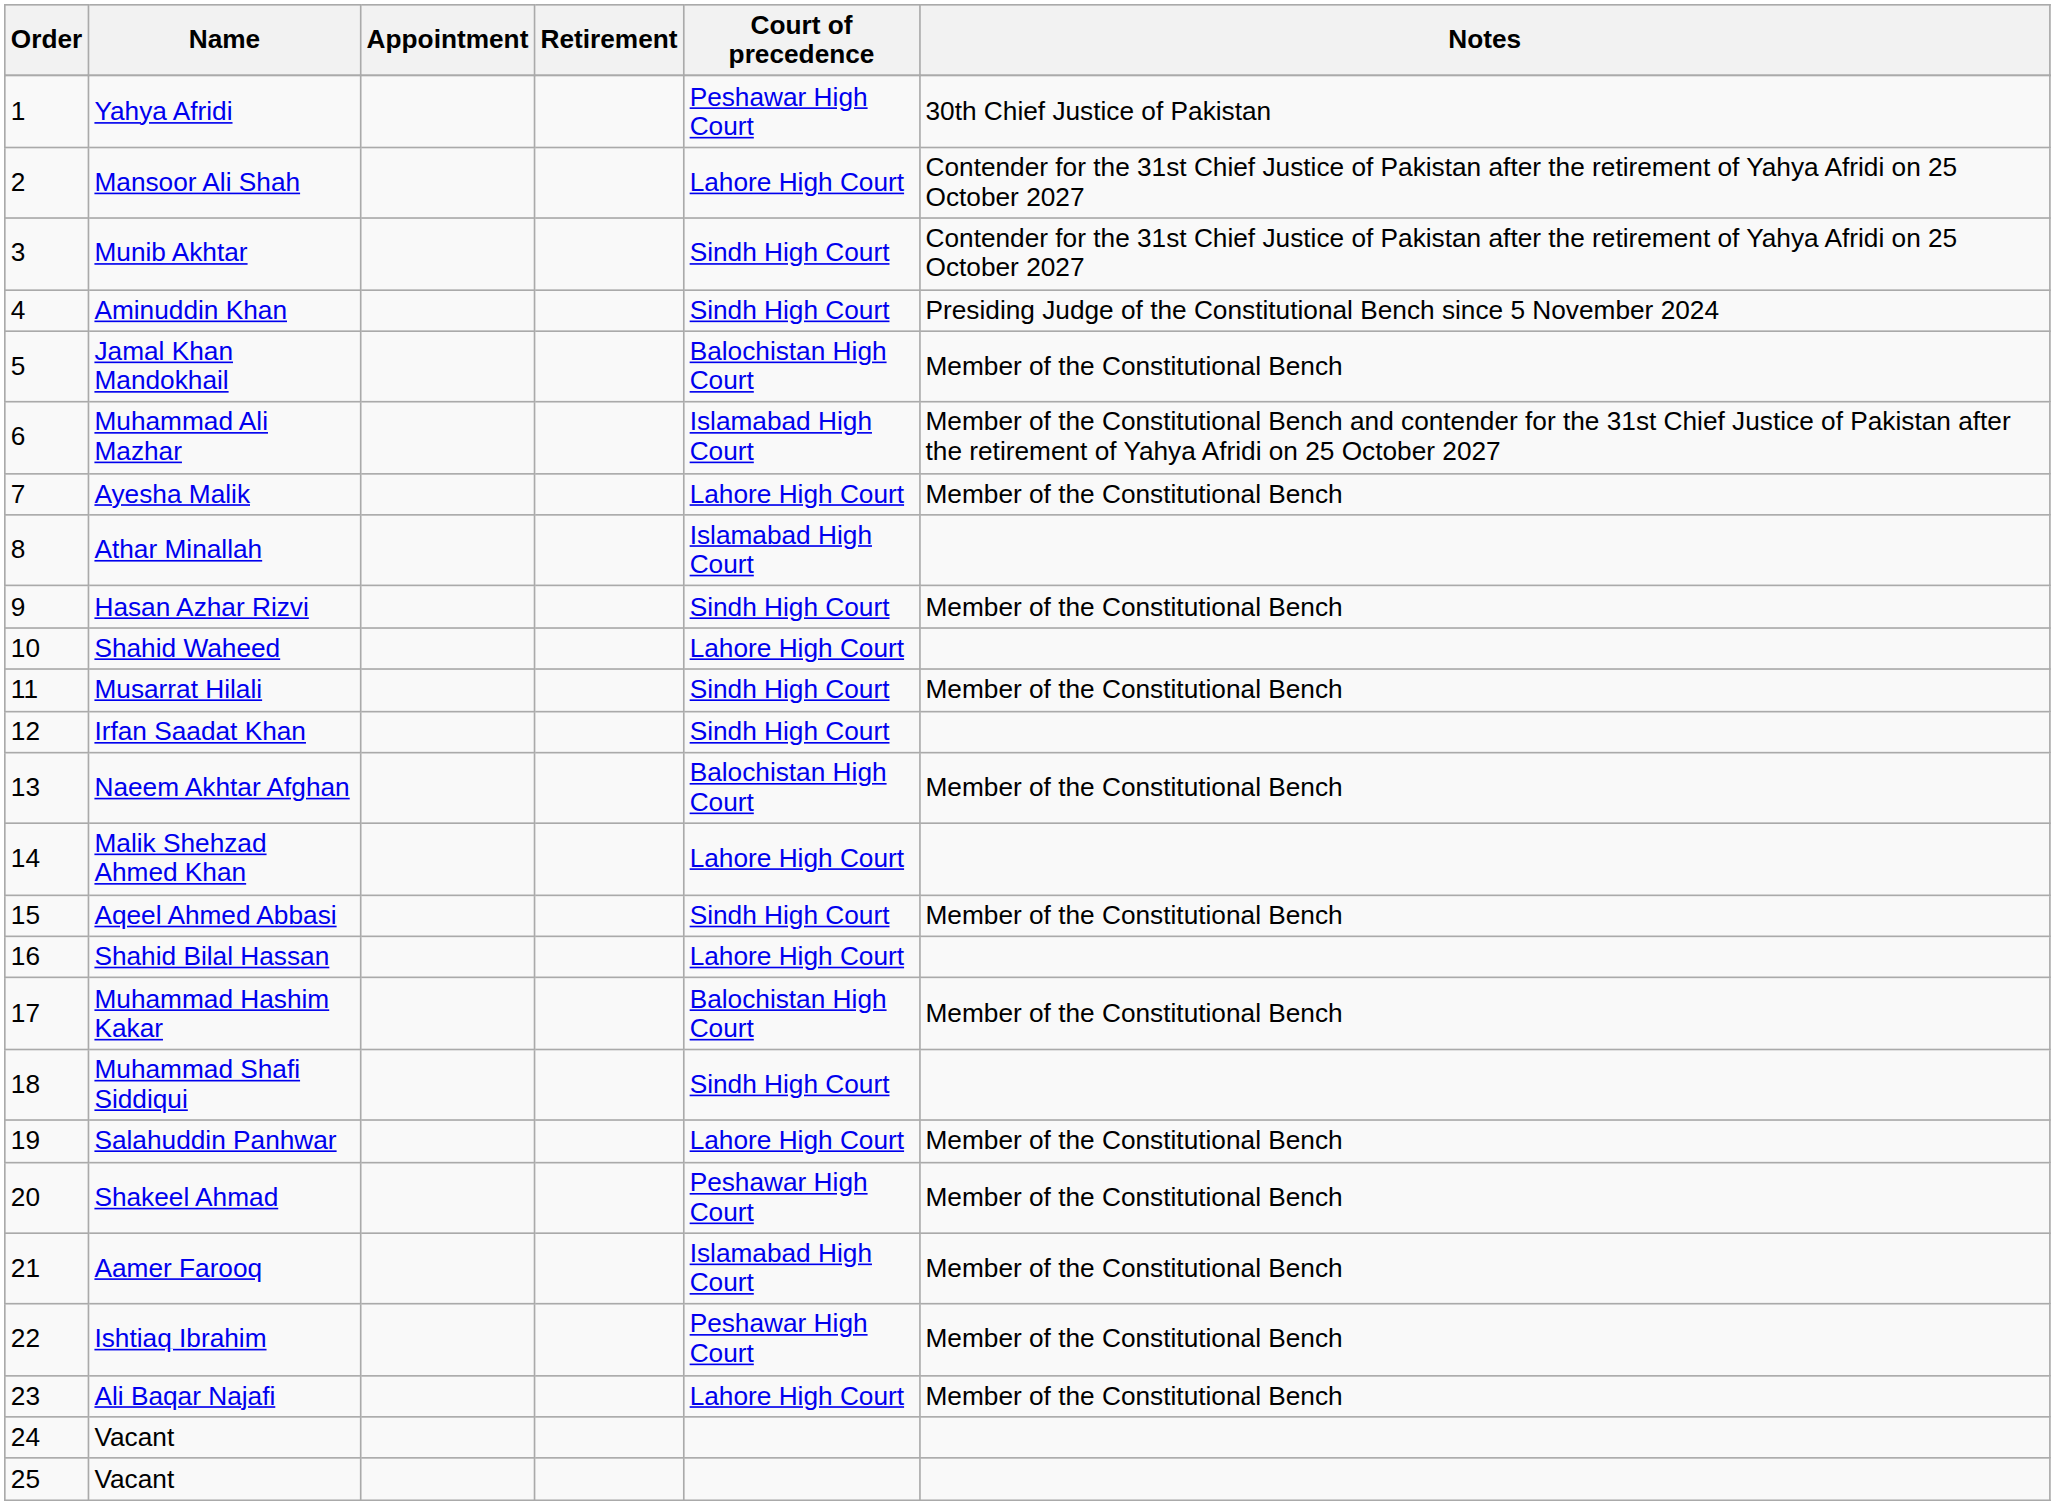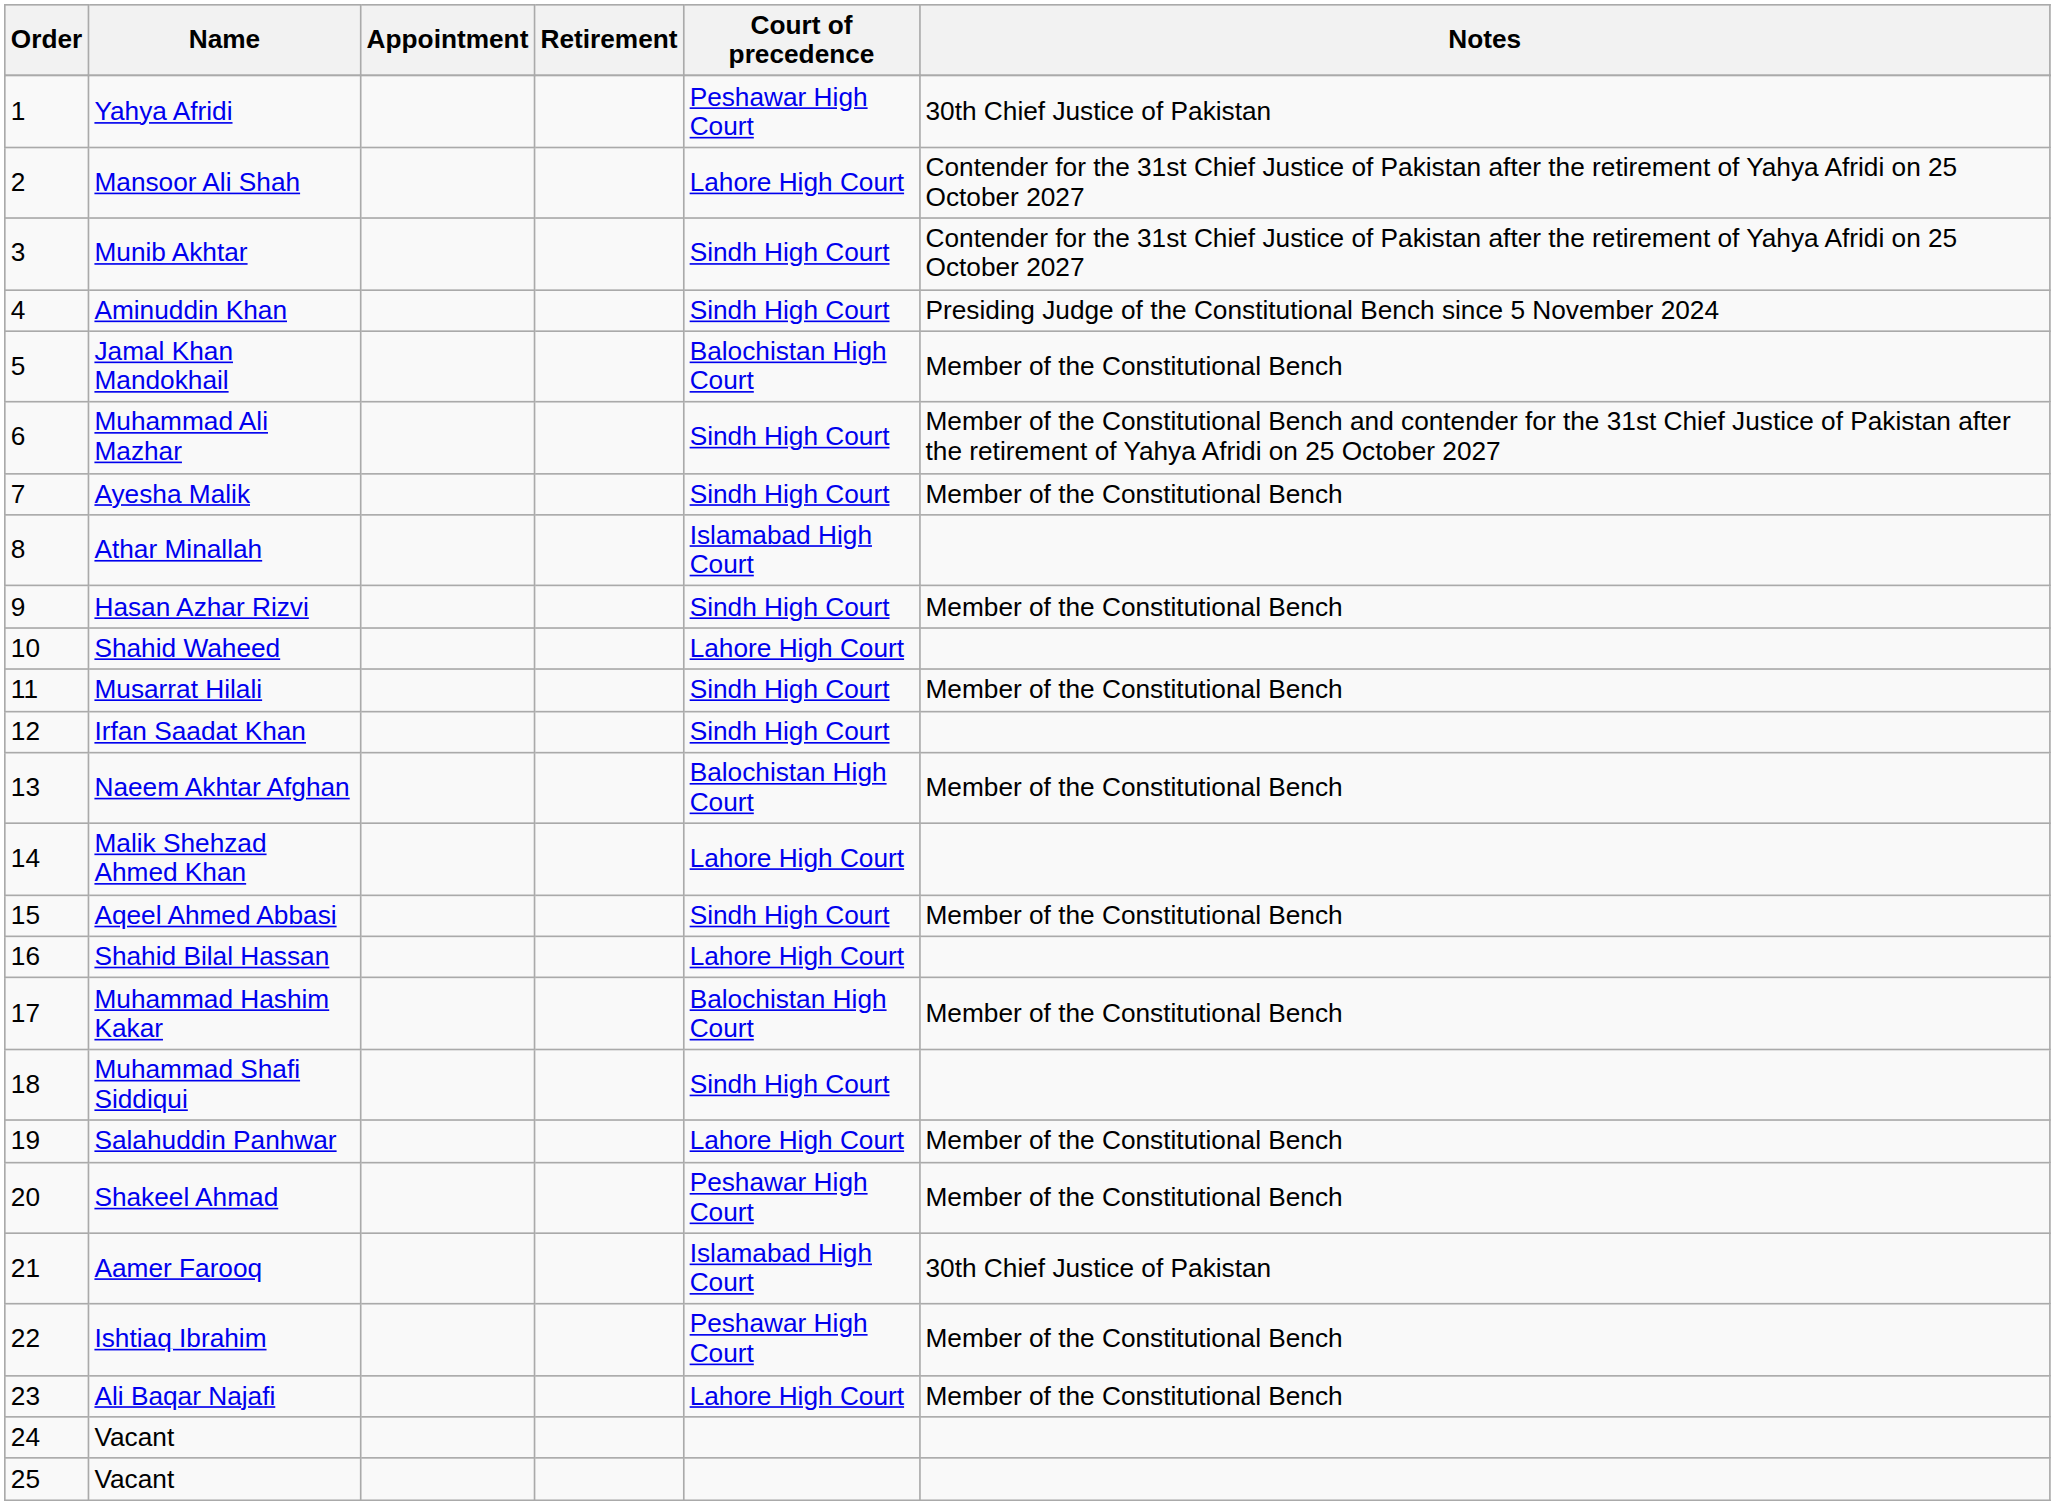(781, 437) Islamabad High Court -> (790, 437) Sindh High Court
(797, 493) Lahore High Court -> (790, 493) Sindh High Court
(1134, 1268) Member of the Constitutional Bench -> (1098, 1268) 30th Chief Justice of Pakistan
